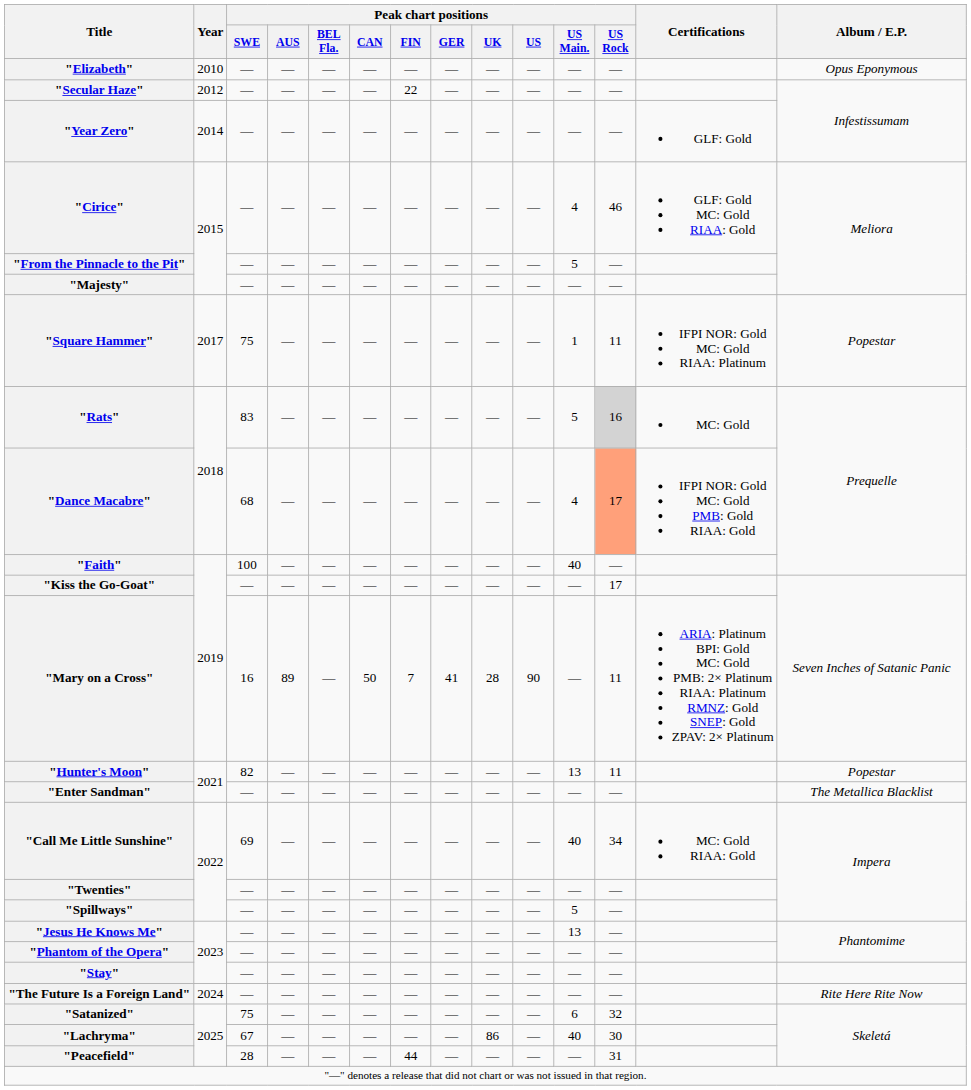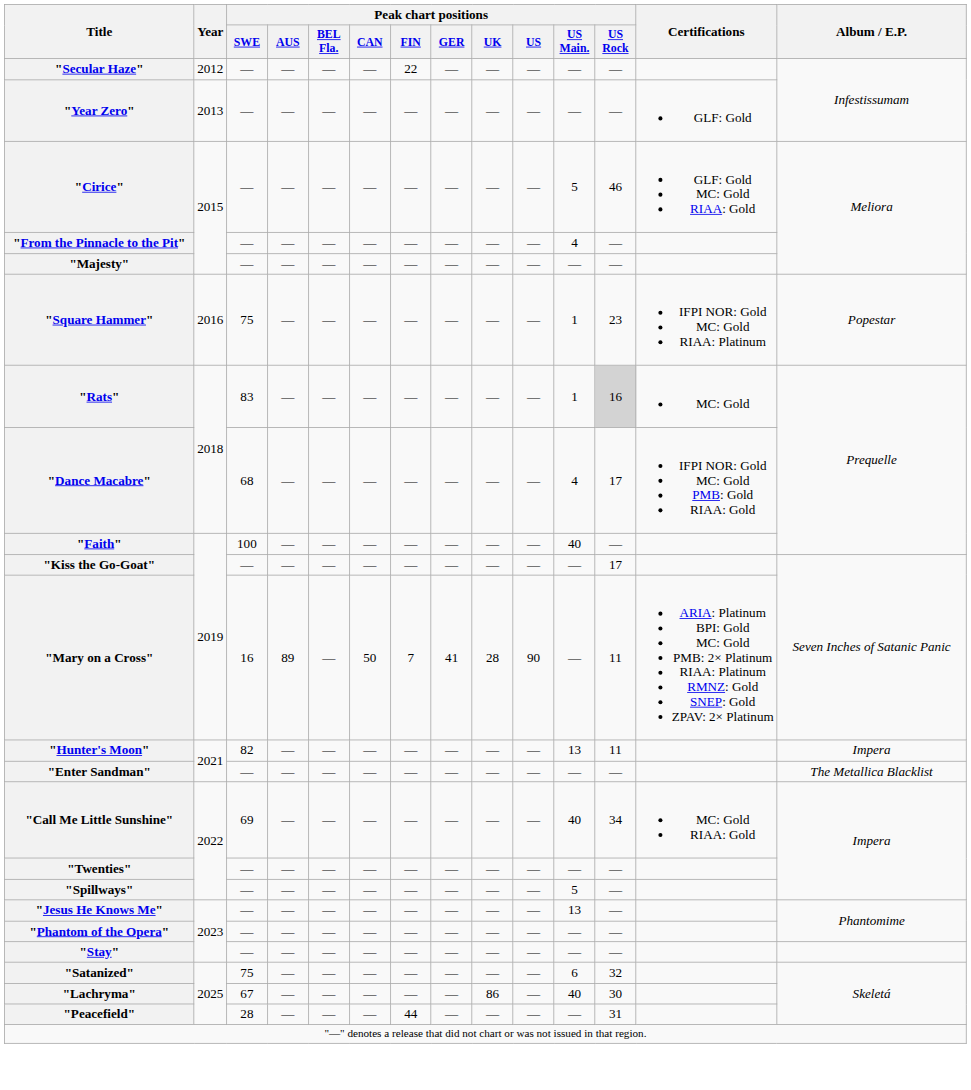- row: (99, 69)
(210, 131) 2014 -> (210, 110) 2013
(574, 207) 4 -> (574, 187) 5
(574, 263) 5 -> (574, 243) 4
(210, 340) 2017 -> (210, 319) 2016
(615, 340) 11 -> (615, 319) 23
(574, 417) 5 -> (574, 396) 1
(615, 501) lightsalmon background -> (615, 480) no background
(872, 771) Popestar -> (872, 750) Impera
- row: (99, 993)
